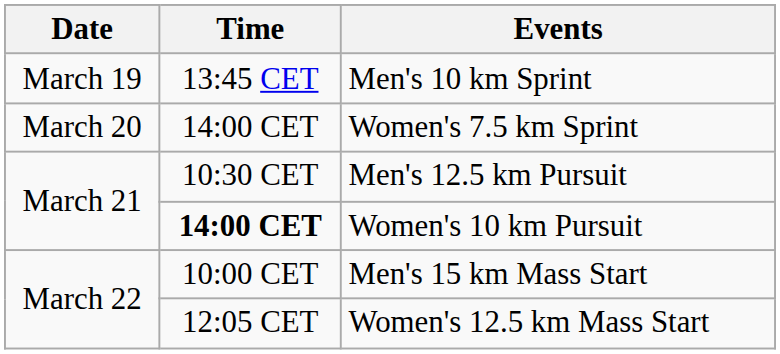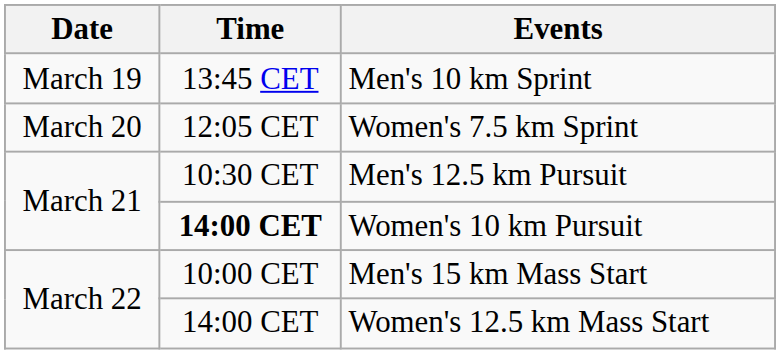(250, 126) 14:00 CET -> (250, 126) 12:05 CET
(250, 322) 12:05 CET -> (250, 322) 14:00 CET
